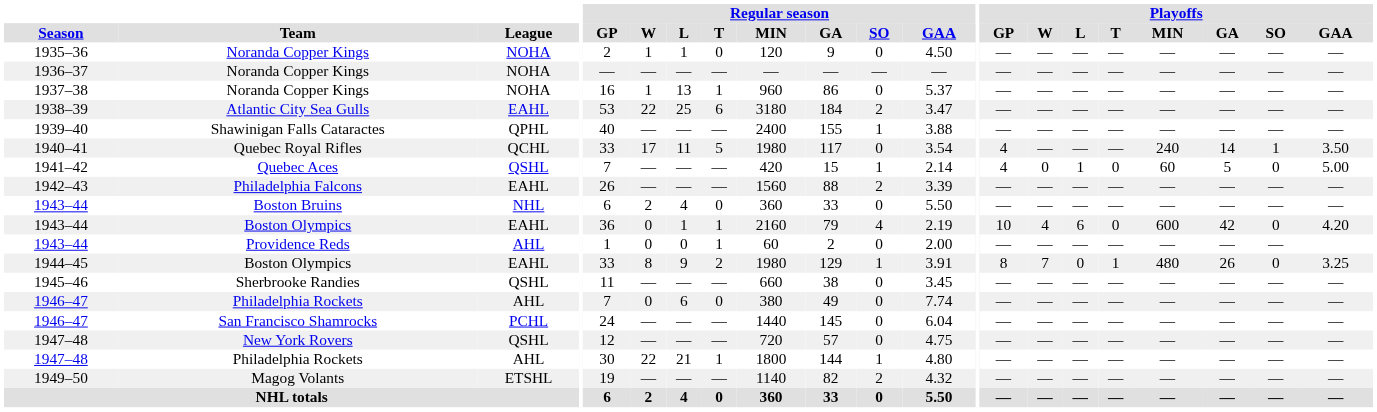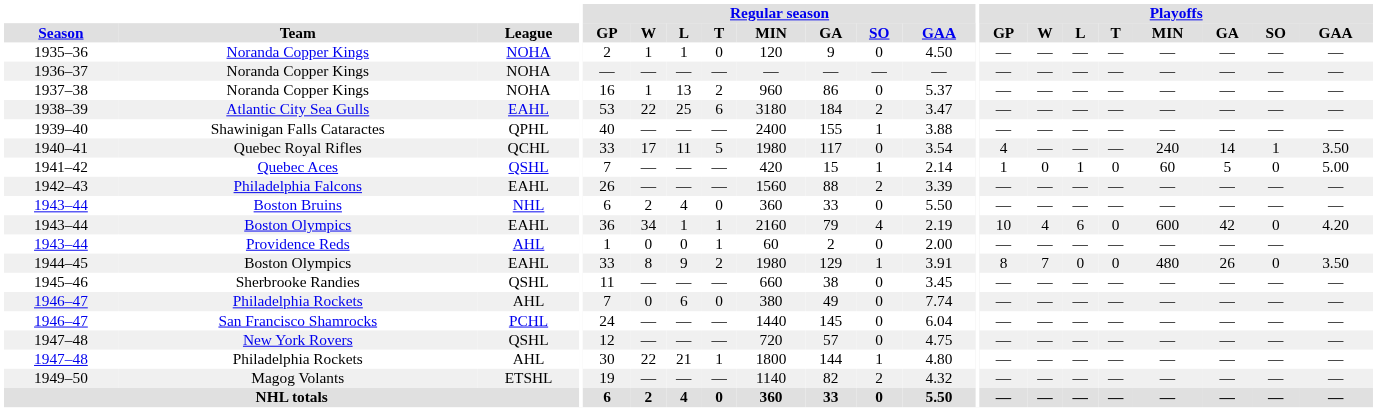(719, 90) 1 -> (719, 90) 2
(1004, 167) 4 -> (1004, 167) 1
(648, 224) 0 -> (648, 224) 34
(1116, 263) 1 -> (1116, 263) 0
(1336, 263) 3.25 -> (1336, 263) 3.50
